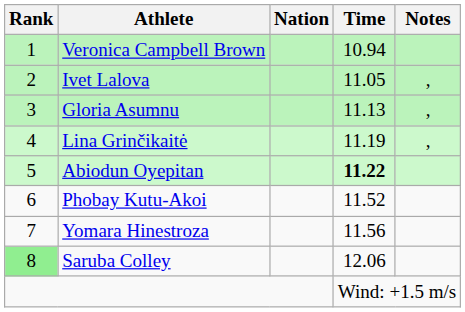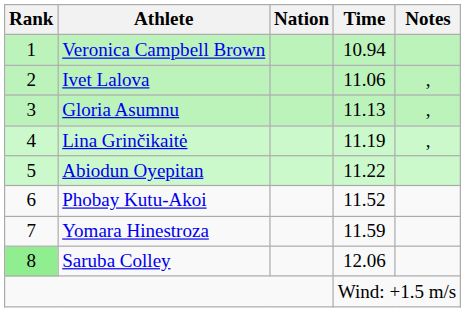(364, 79) 11.05 -> (364, 79) 11.06
(364, 170) bold -> (364, 170) normal
(364, 230) 11.56 -> (364, 230) 11.59
